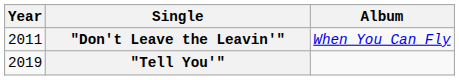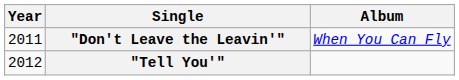(25, 63) 2019 -> (25, 63) 2012
